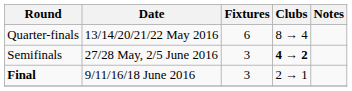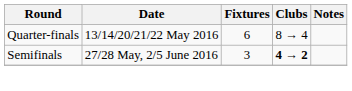- row: (22, 75)
